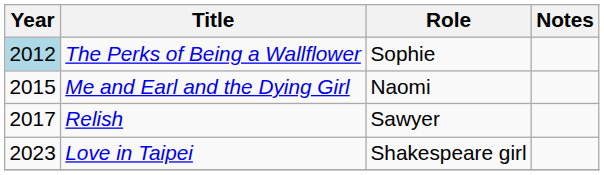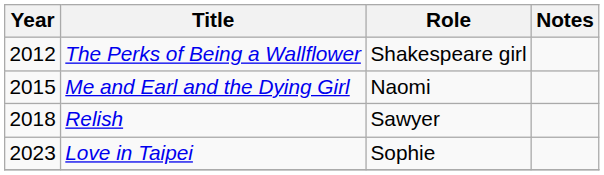(33, 53) lightblue background -> (33, 53) no background
(403, 53) Sophie -> (449, 53) Shakespeare girl
(33, 119) 2017 -> (33, 119) 2018
(449, 152) Shakespeare girl -> (403, 152) Sophie
